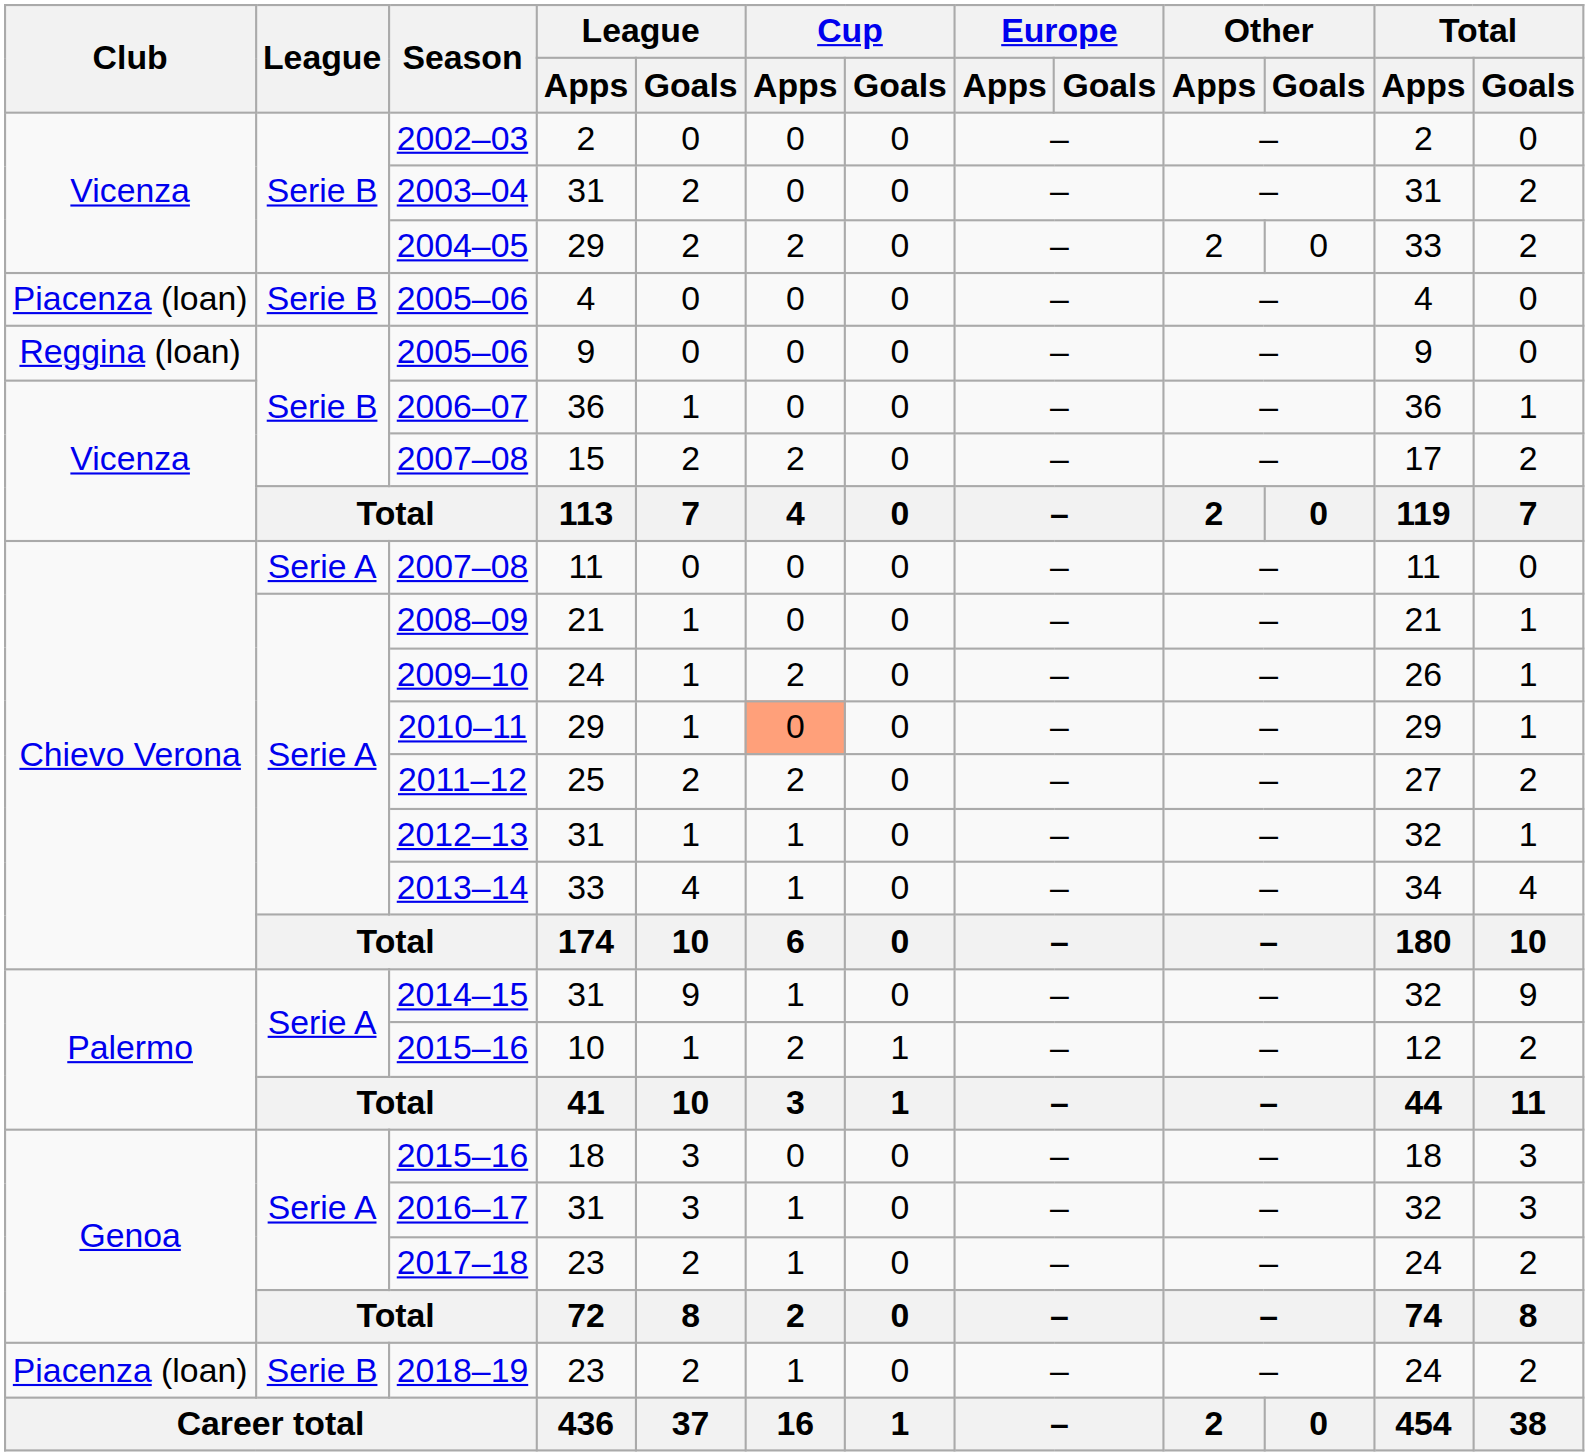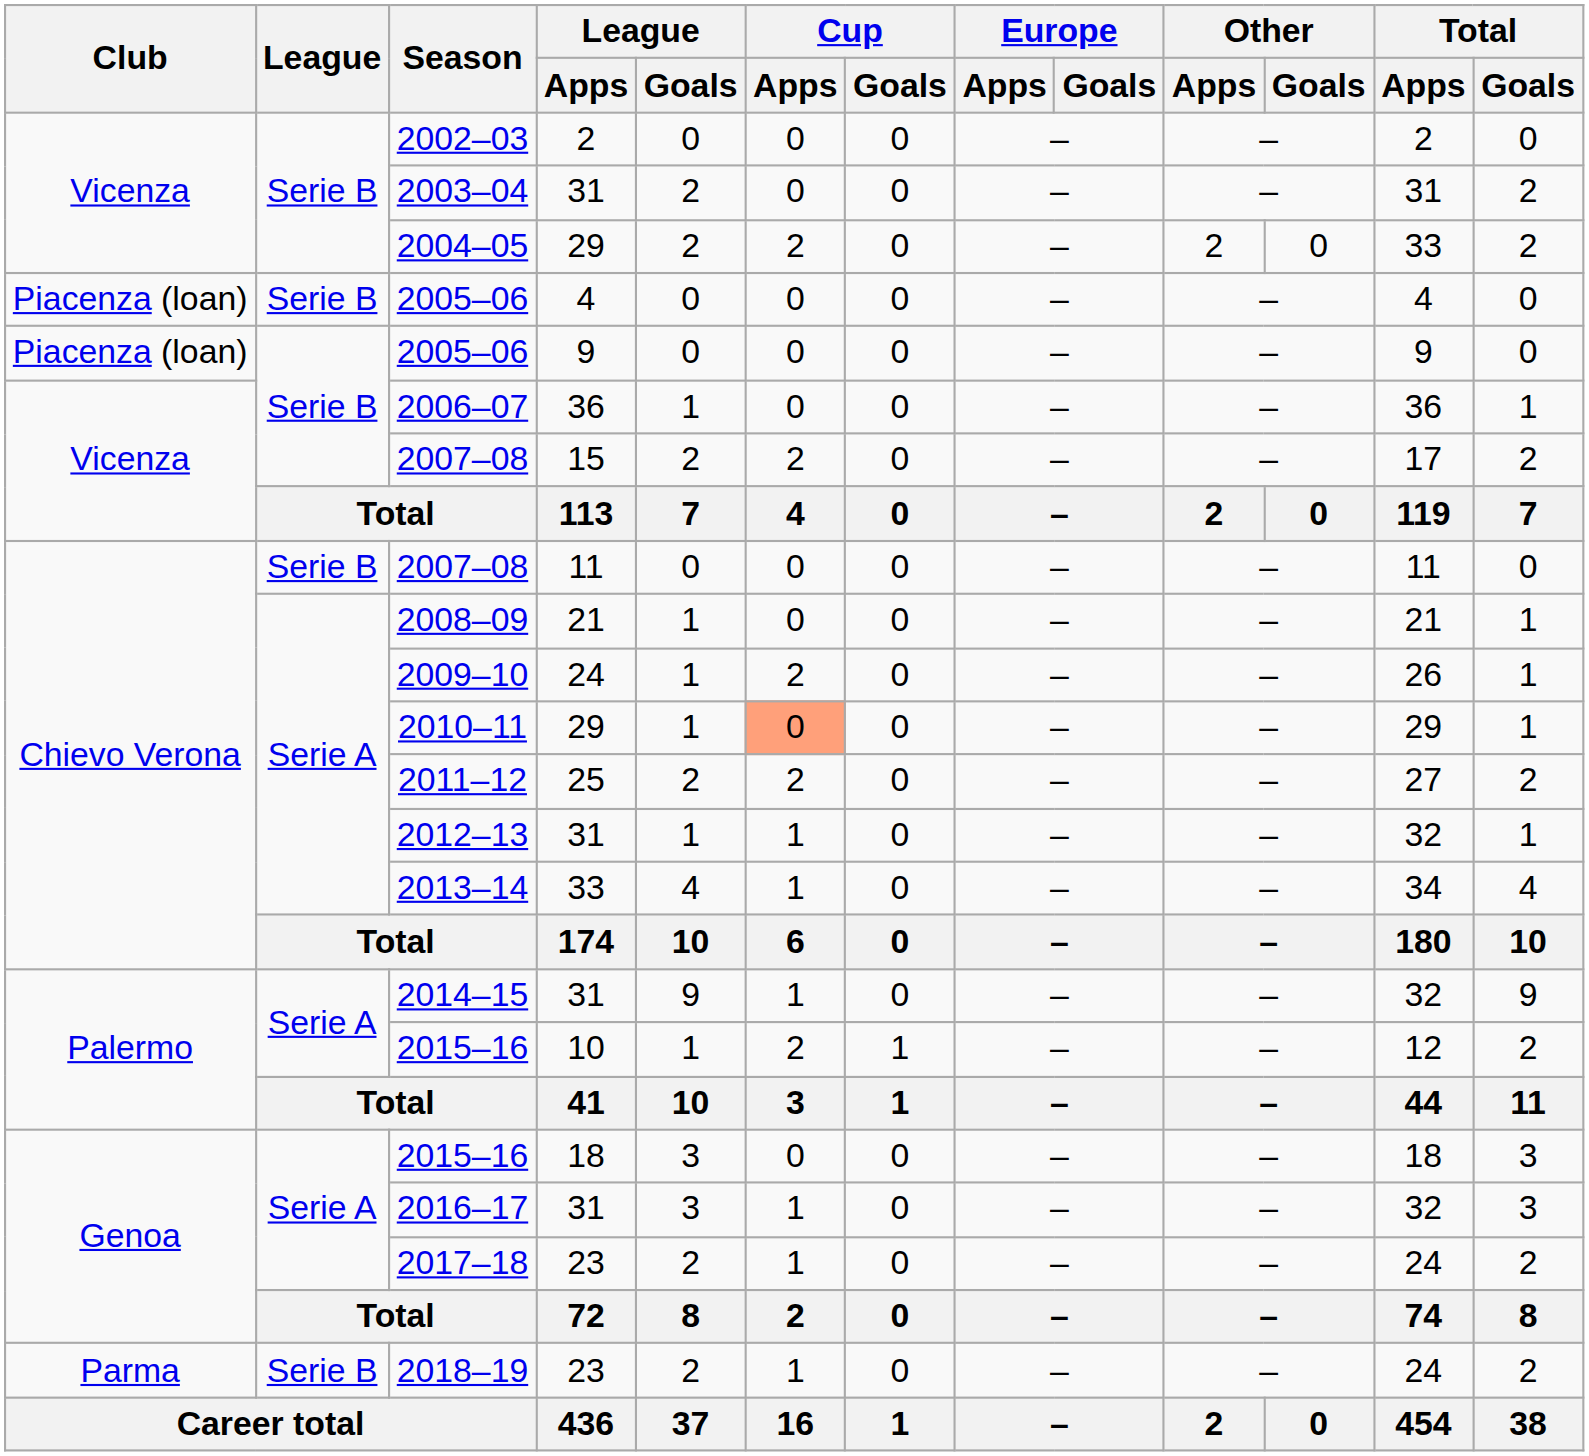(130, 352) Reggina (loan) -> (130, 352) Piacenza (loan)
(322, 566) Serie A -> (322, 566) Serie B
(130, 1369) Piacenza (loan) -> (130, 1369) Parma
